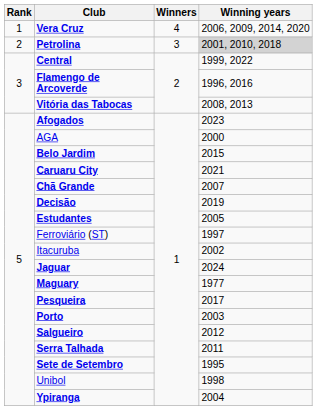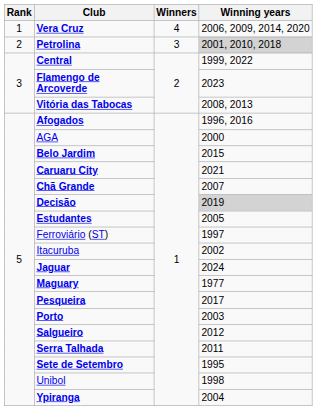(227, 83) 1996, 2016 -> (213, 83) 2023
(213, 121) 2023 -> (227, 121) 1996, 2016
(213, 202) no background -> (213, 202) lightgrey background
